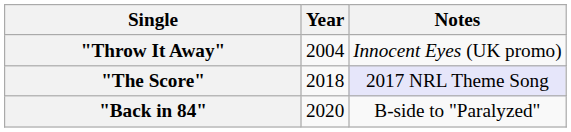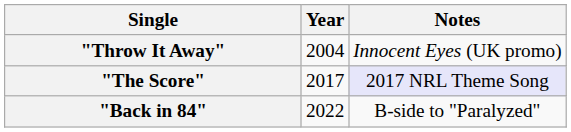(325, 80) 2018 -> (325, 80) 2017
(325, 111) 2020 -> (325, 111) 2022
